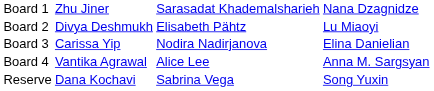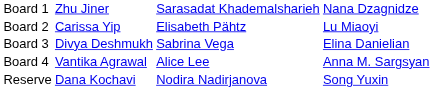(104, 26) Divya Deshmukh -> (88, 26) Carissa Yip
(88, 44) Carissa Yip -> (104, 44) Divya Deshmukh
(212, 44) Nodira Nadirjanova -> (195, 44) Sabrina Vega
(195, 80) Sabrina Vega -> (212, 80) Nodira Nadirjanova
